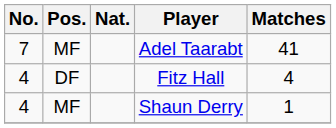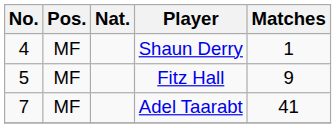rows swapped: (191, 48) <-> (191, 107)
(24, 78) 4 -> (24, 78) 5
(67, 78) DF -> (67, 78) MF
(289, 78) 4 -> (289, 78) 9
